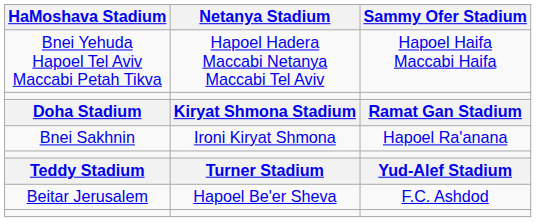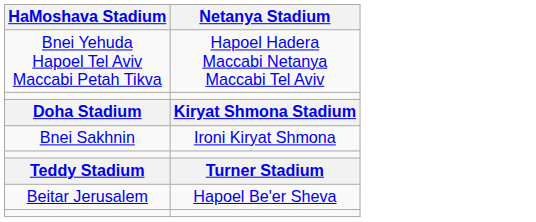- column: (445, 17)
